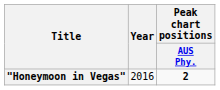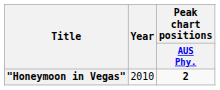(142, 77) 2016 -> (142, 77) 2010
